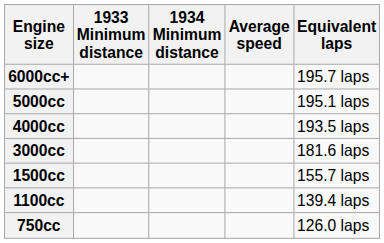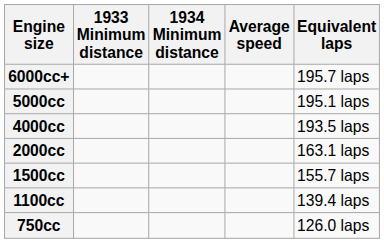- row: (39, 151)
+ row: (39, 151)
